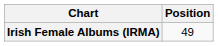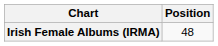(188, 31) 49 -> (188, 31) 48
